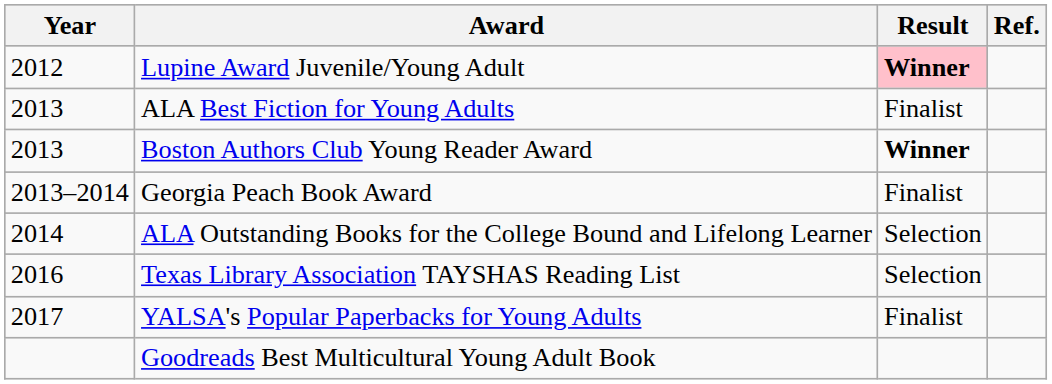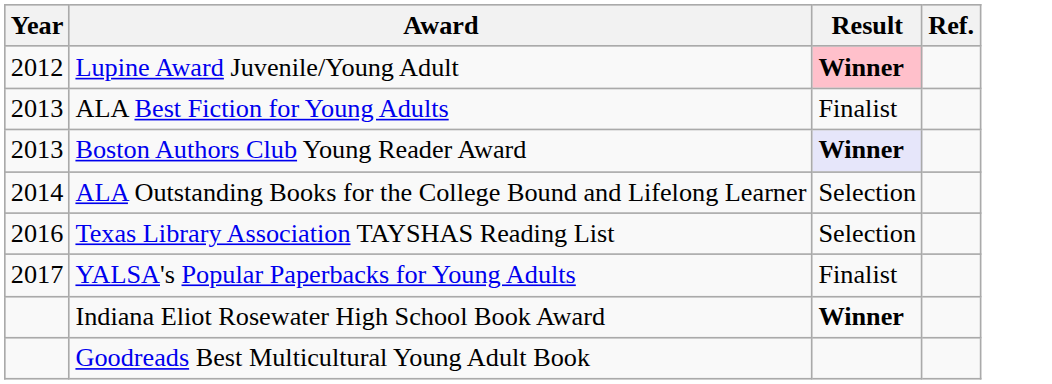(927, 150) no background -> (861, 150) lavender background
- row: (286, 191)
+ row: (340, 316)
